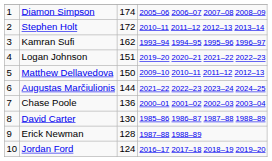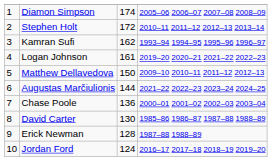(127, 57) 151 -> (127, 57) 161
